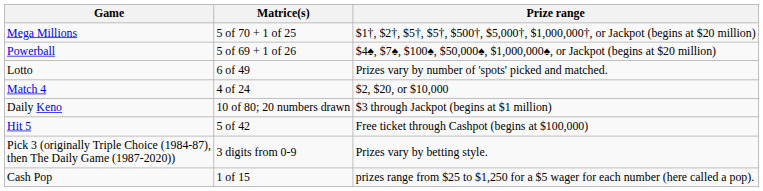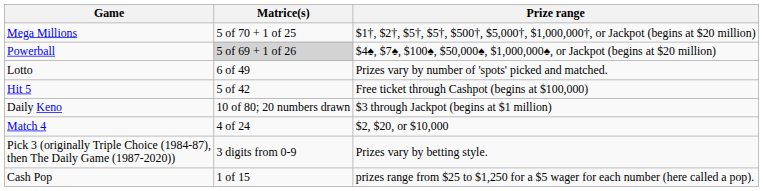(256, 51) no background -> (256, 51) lightgrey background
rows swapped: (19, 126) <-> (27, 88)
